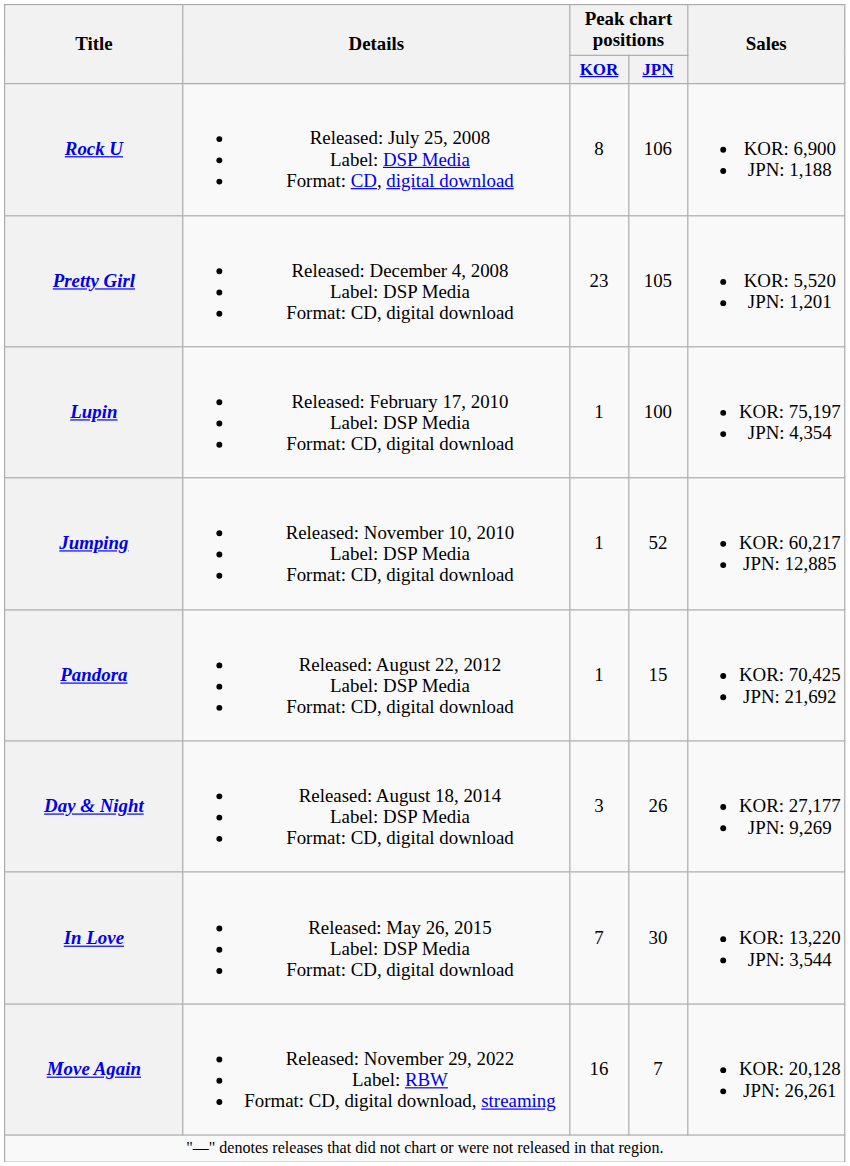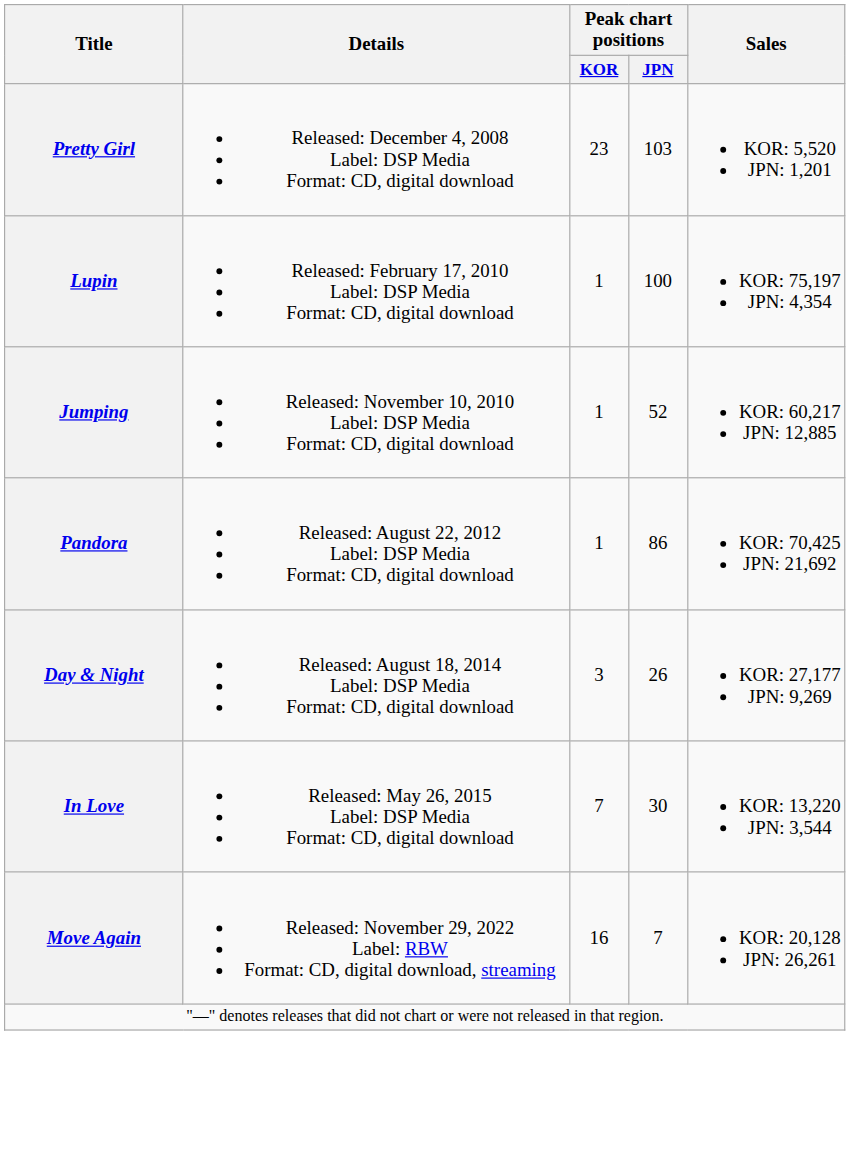- row: (94, 149)
(658, 280) 105 -> (658, 149) 103
(658, 675) 15 -> (658, 543) 86
